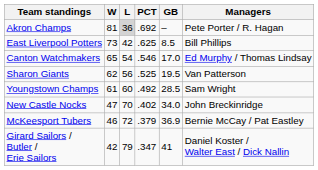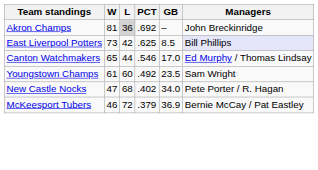(234, 27) Pete Porter / R. Hagan -> (224, 27) John Breckinridge
(208, 43) no background -> (208, 43) lavender background
(127, 58) 54 -> (127, 58) 44
- row: (38, 74)
(171, 89) 28.5 -> (171, 74) 23.5
(127, 105) 70 -> (127, 89) 68
(224, 105) John Breckinridge -> (234, 89) Pete Porter / R. Hagan
- row: (39, 147)
